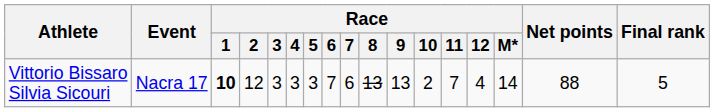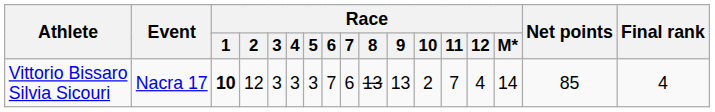(570, 83) 88 -> (570, 83) 85
(663, 83) 5 -> (663, 83) 4
